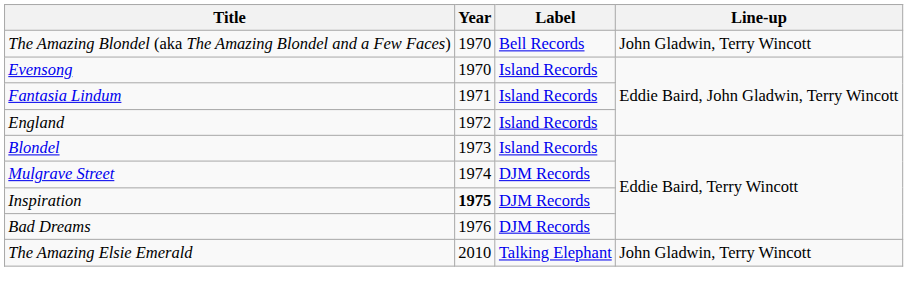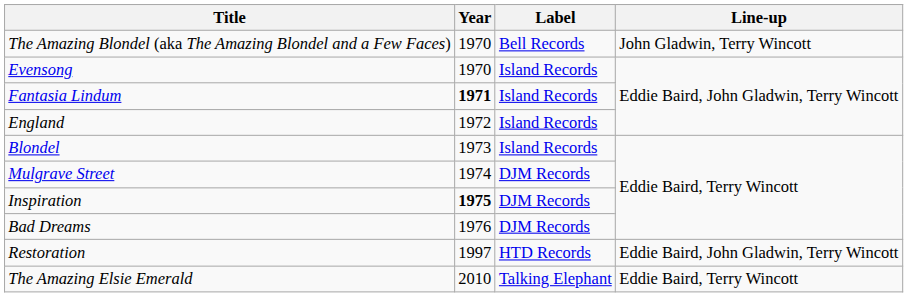(475, 95) normal -> (475, 95) bold
+ row: (47, 252)
(715, 252) John Gladwin, Terry Wincott -> (709, 278) Eddie Baird, Terry Wincott
